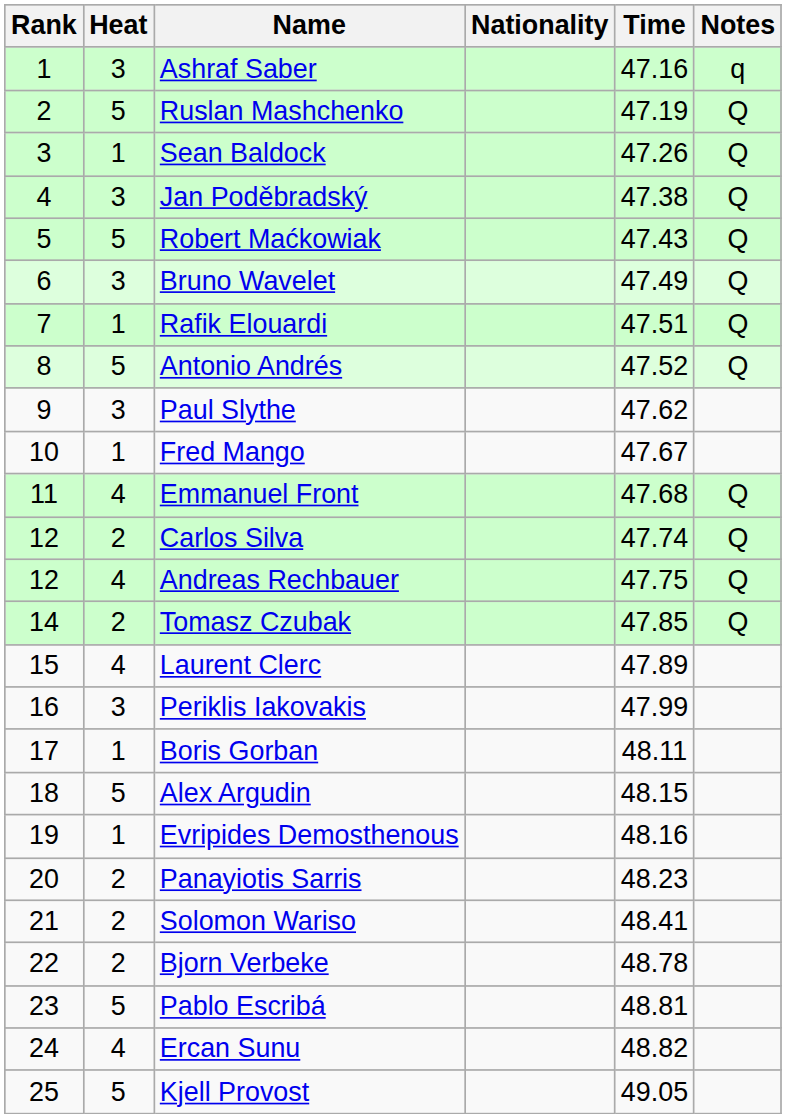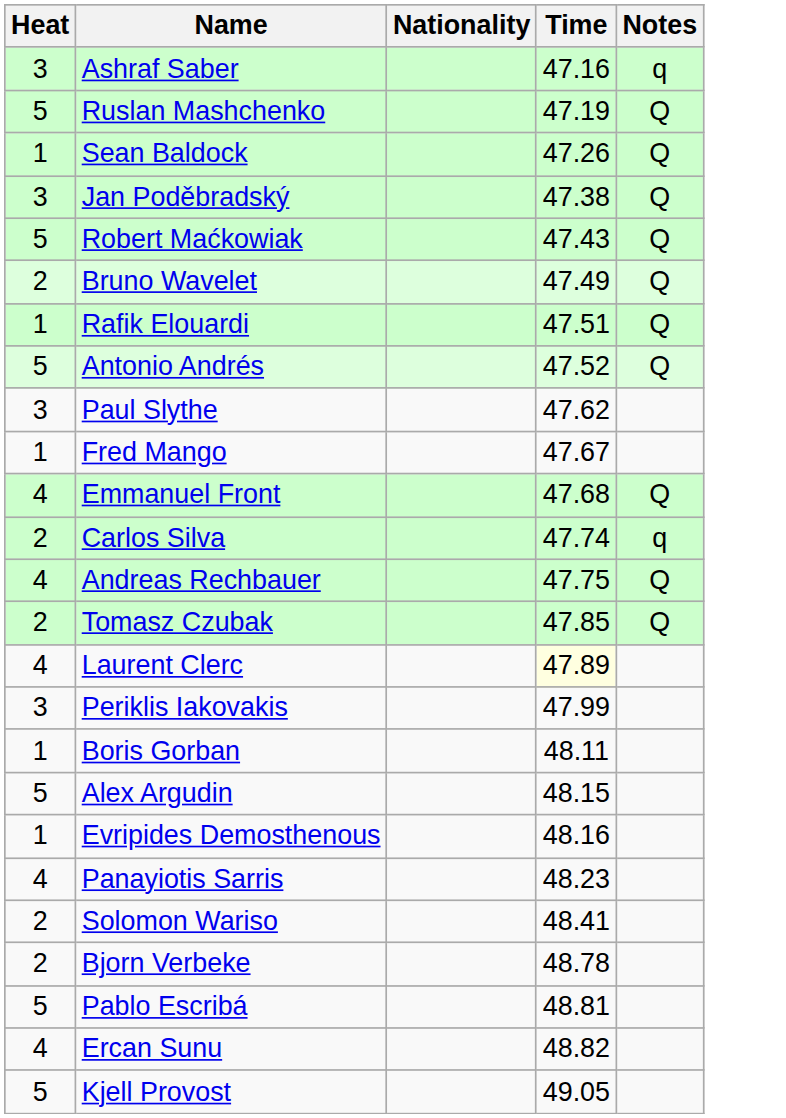- column: (44, 25)
(118, 281) 3 -> (40, 281) 2
(738, 537) Q -> (660, 537) q
(654, 665) no background -> (576, 665) lightyellow background
(118, 878) 2 -> (40, 878) 4
